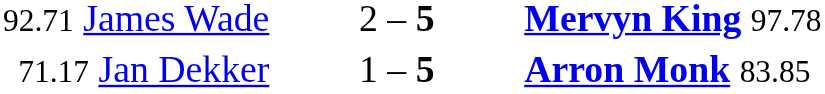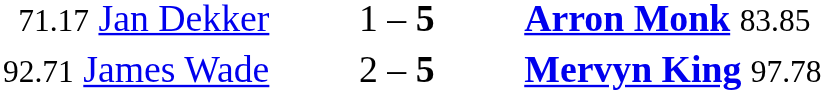rows swapped: (144, 69) <-> (136, 18)
